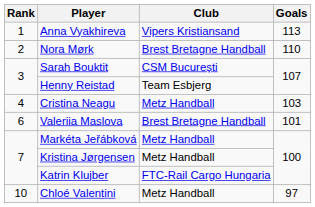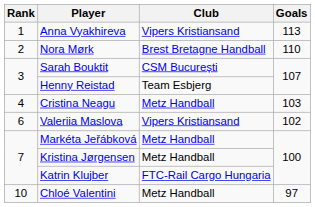(204, 121) Brest Bretagne Handball -> (191, 121) Vipers Kristiansand
(292, 121) 101 -> (292, 121) 102
